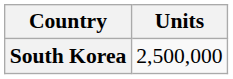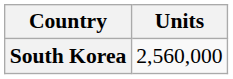(179, 55) 2,500,000 -> (179, 55) 2,560,000
